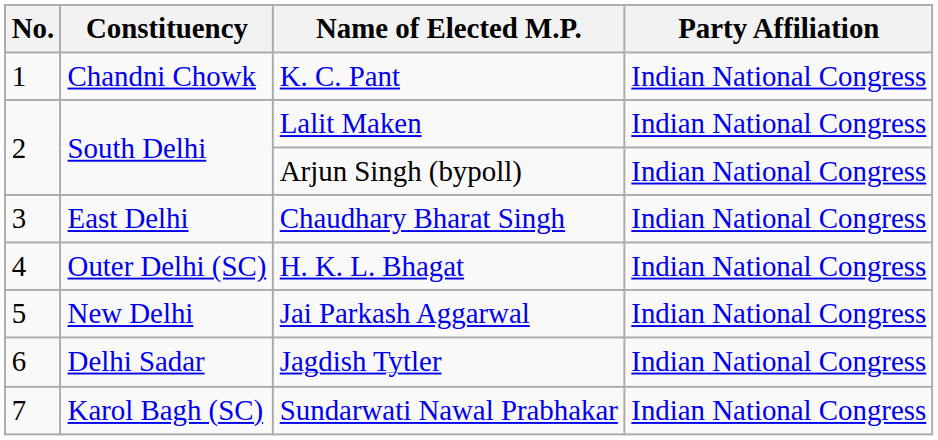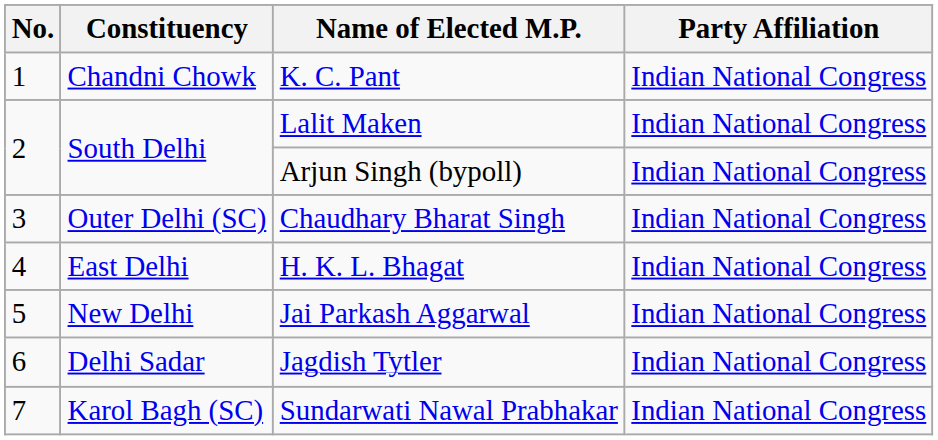(128, 218) East Delhi -> (167, 218) Outer Delhi (SC)
(167, 266) Outer Delhi (SC) -> (128, 266) East Delhi
